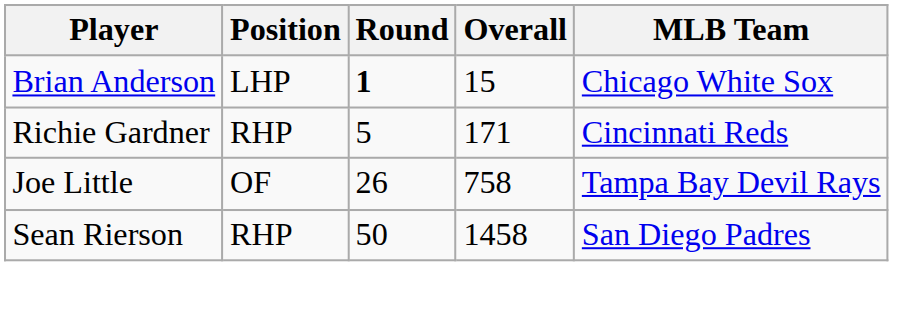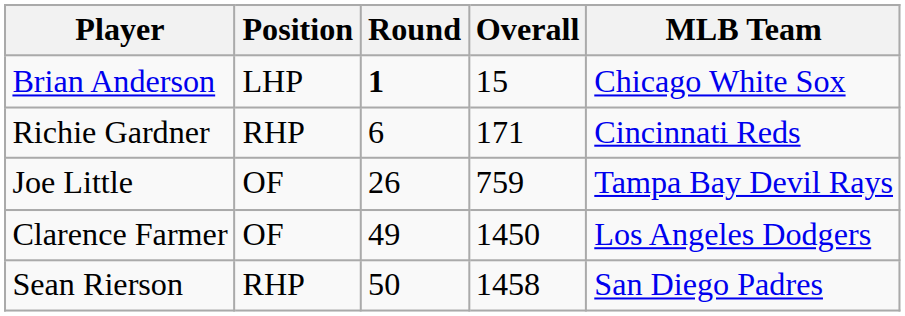(364, 132) 5 -> (376, 132) 6
(488, 183) 758 -> (500, 183) 759
+ row: (120, 234)
